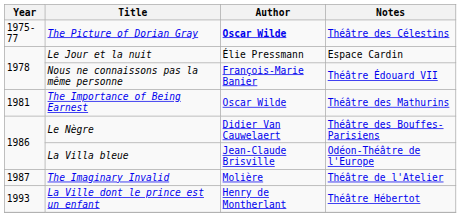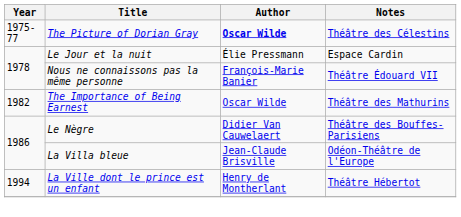(18, 103) 1981 -> (18, 103) 1982
- row: (108, 177)
(18, 199) 1993 -> (18, 183) 1994
